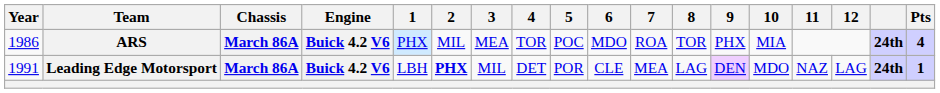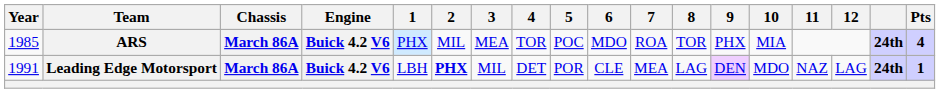(24, 42) 1986 -> (24, 42) 1985
